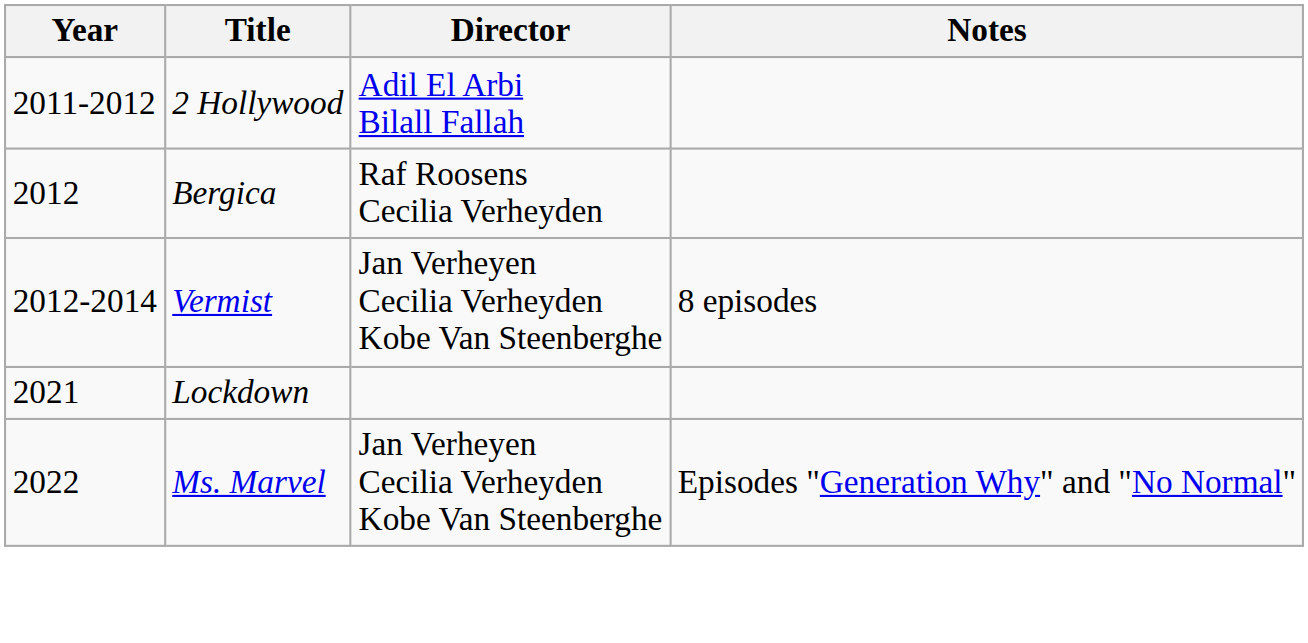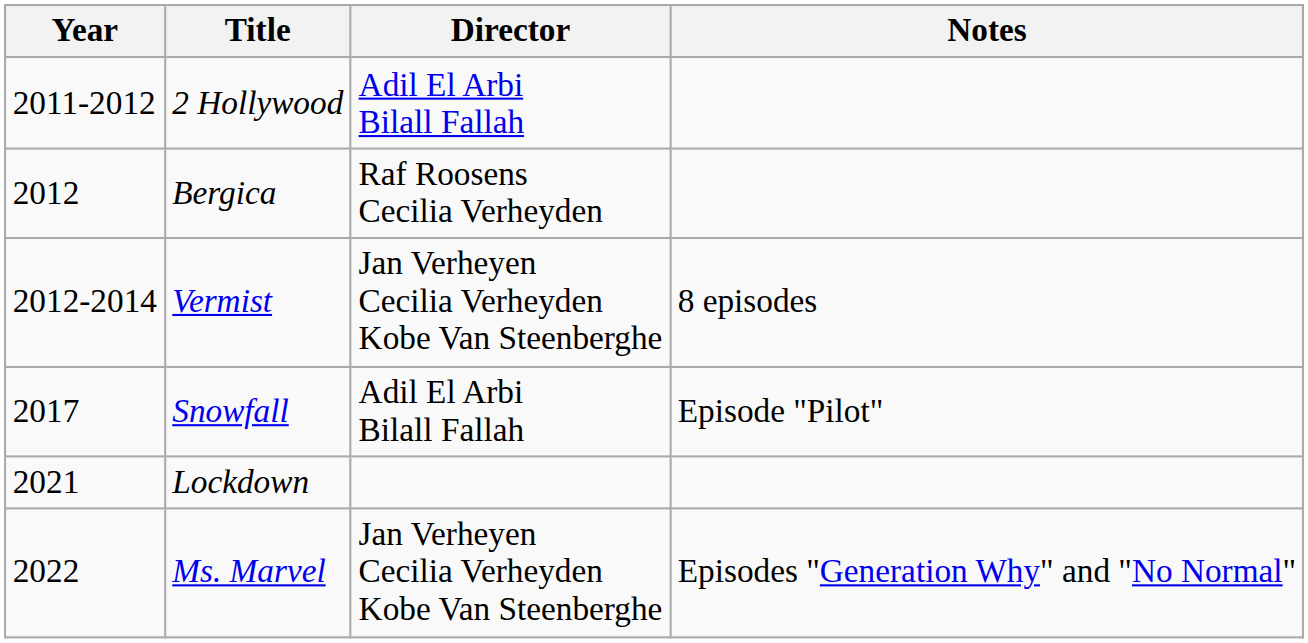+ row: (231, 410)
